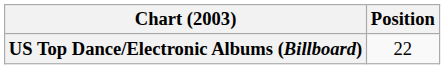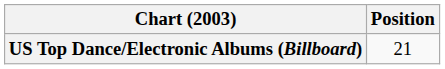(403, 48) 22 -> (403, 48) 21
